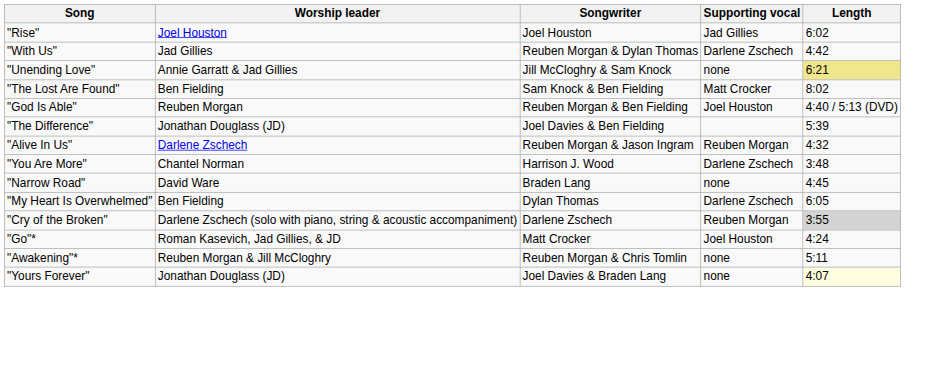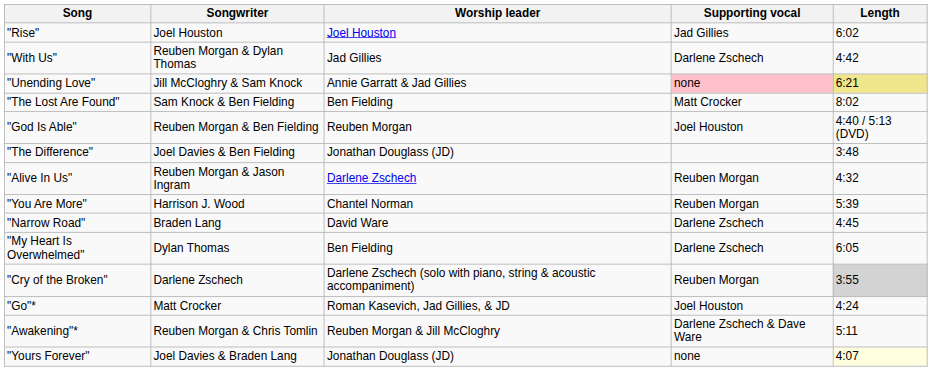columns swapped: (610, 13) <-> (337, 13)
(717, 70) no background -> (687, 83) pink background
(817, 126) 5:39 -> (847, 153) 3:48
(748, 164) Darlene Zschech -> (716, 204) Reuben Morgan
(817, 164) 3:48 -> (847, 204) 5:39
(717, 182) none -> (719, 222) Darlene Zschech
(717, 257) none -> (740, 331) Darlene Zschech & Dave Ware
